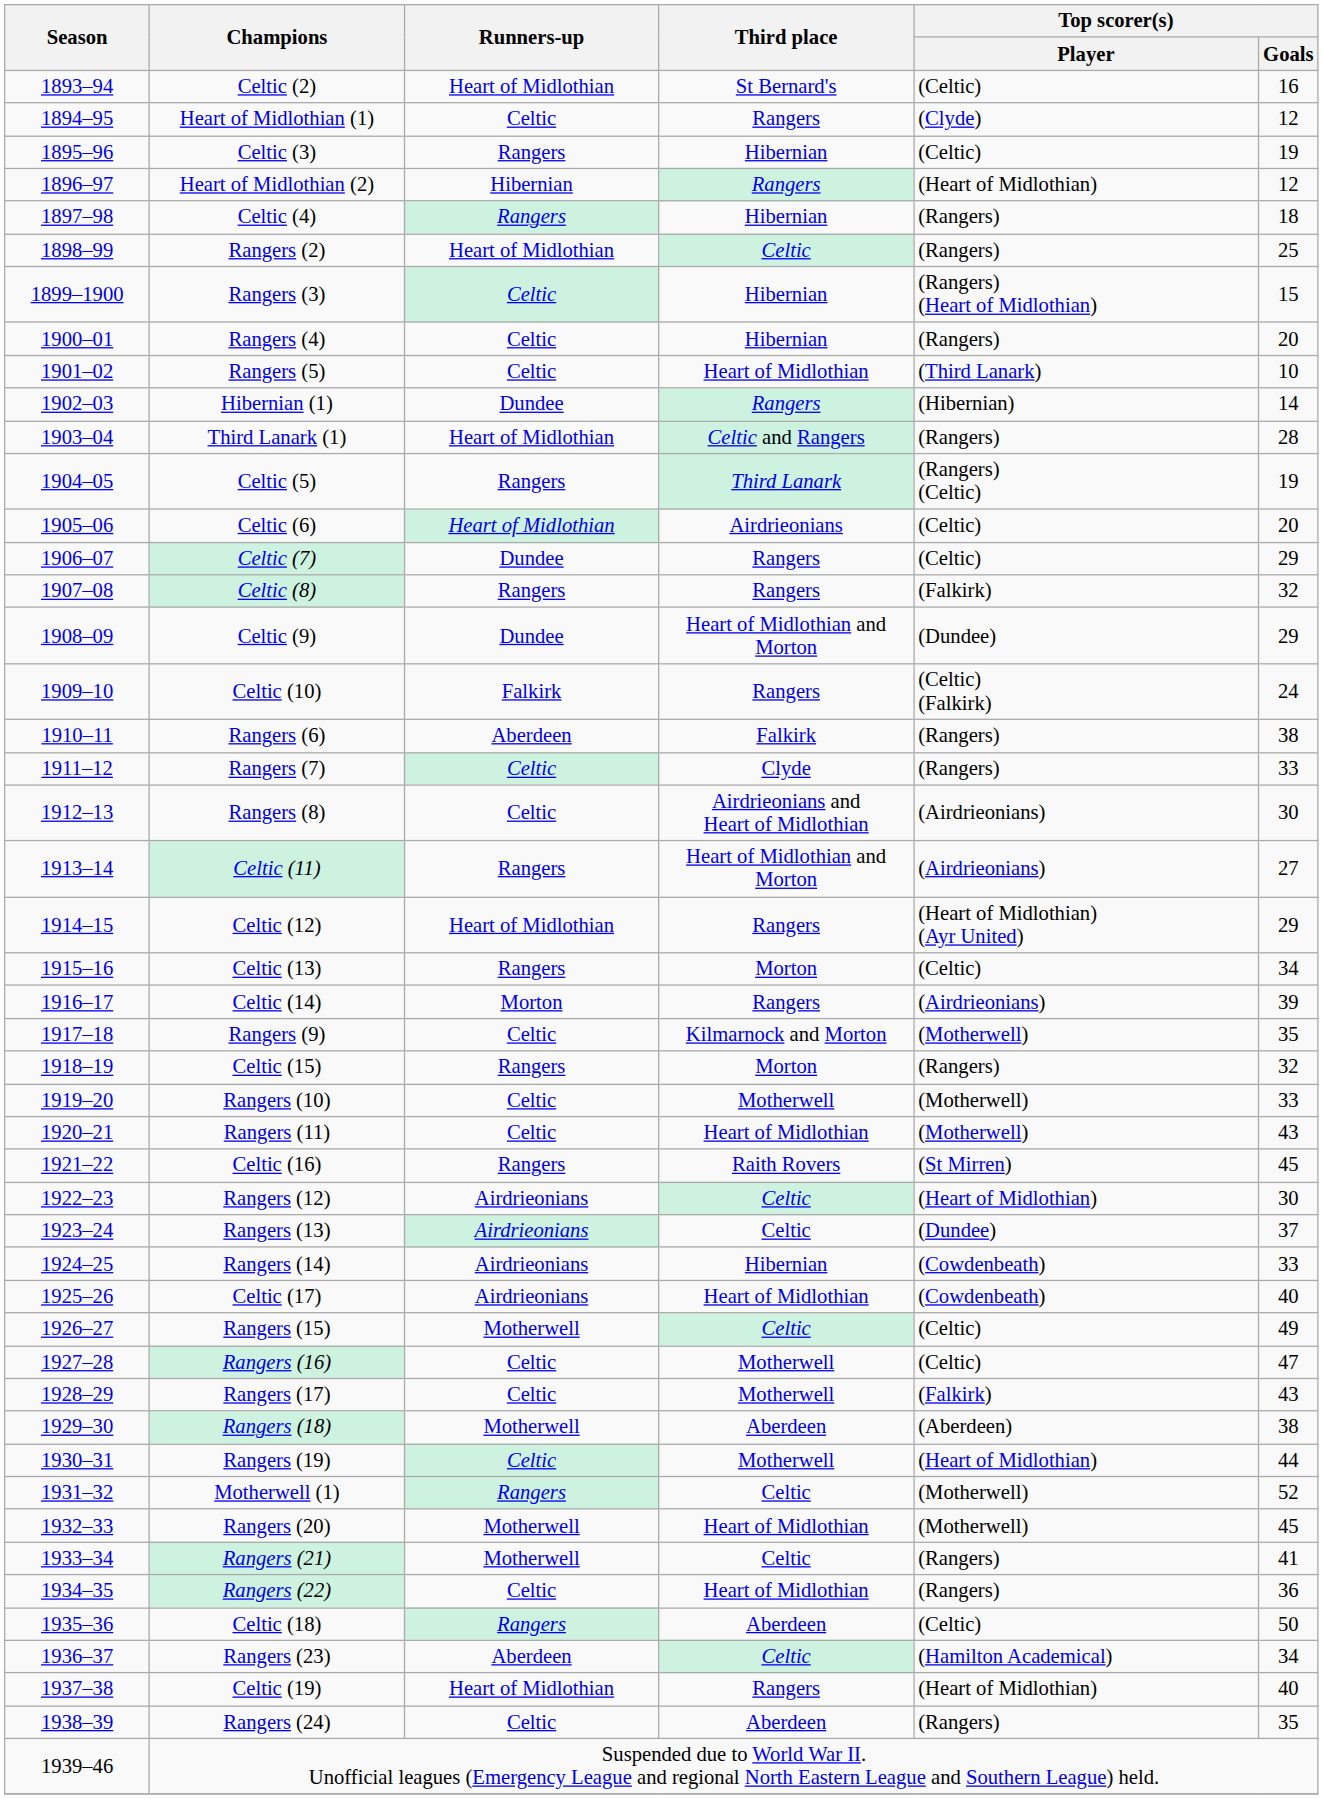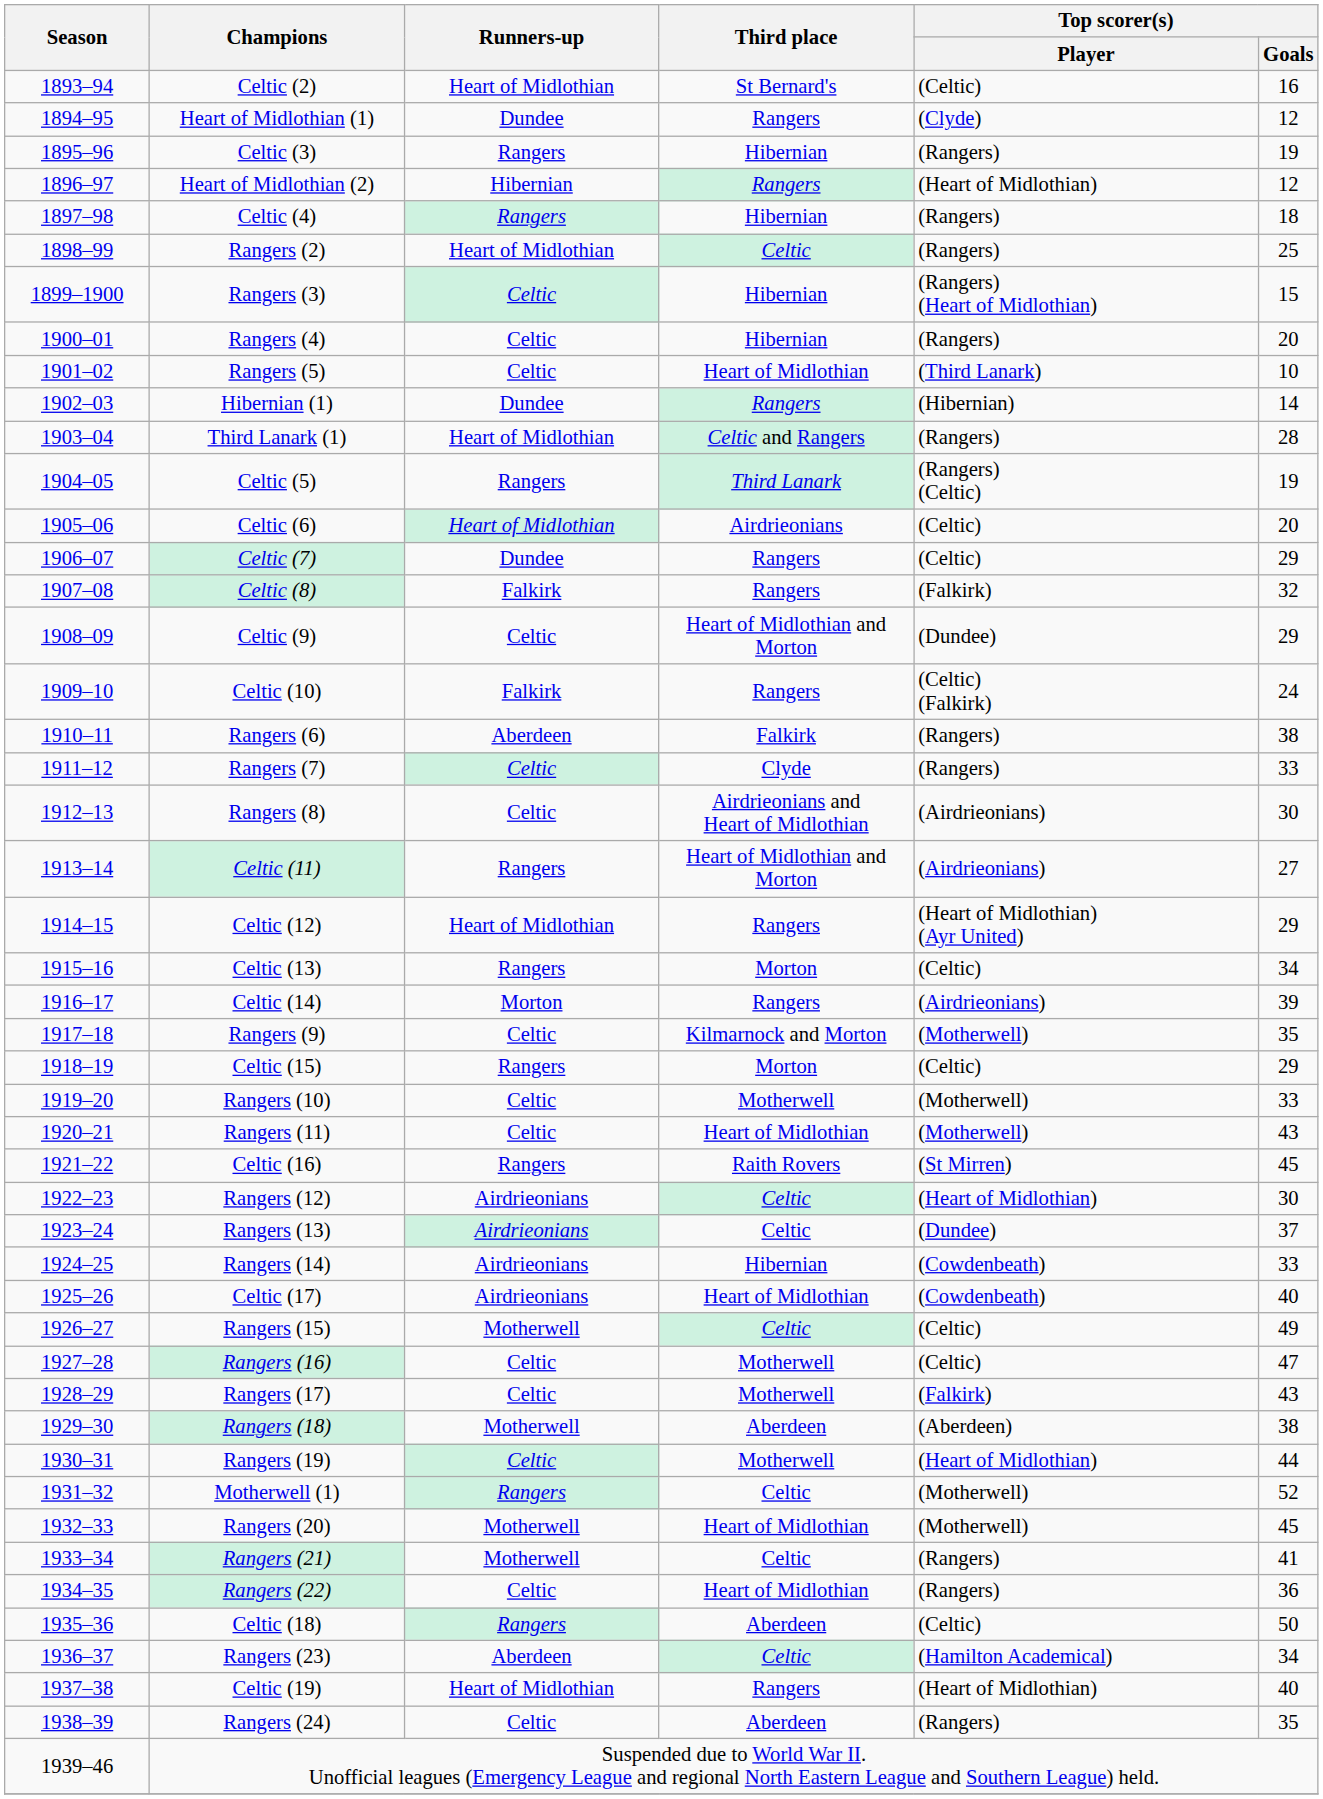(532, 119) Celtic -> (532, 119) Dundee
(950, 151) (Celtic) -> (959, 151) (Rangers)
(532, 591) Rangers -> (532, 591) Falkirk
(532, 635) Dundee -> (532, 635) Celtic
(959, 1067) (Rangers) -> (950, 1067) (Celtic)
(1288, 1067) 32 -> (1288, 1067) 29
